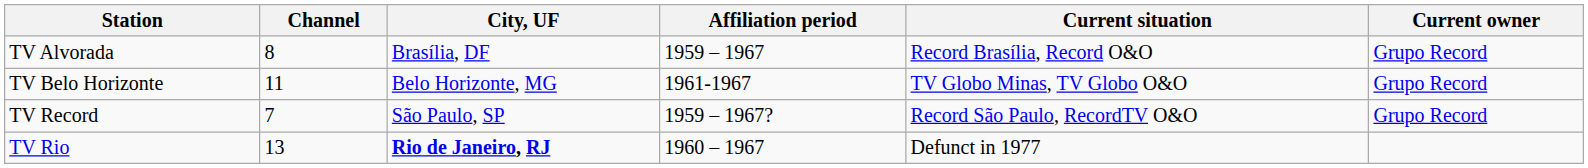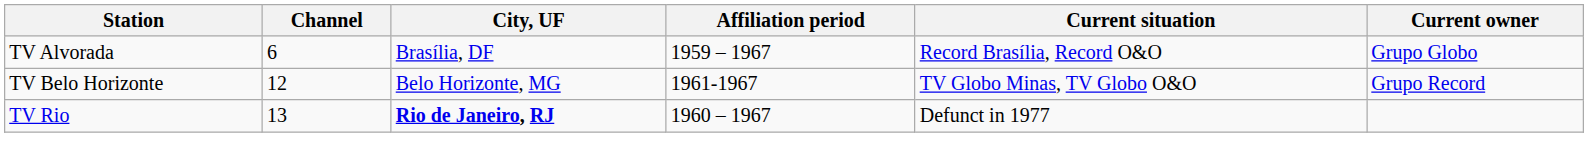(269, 52) 8 -> (272, 52) 6
(1430, 52) Grupo Record -> (1424, 52) Grupo Globo
(274, 83) 11 -> (277, 83) 12
- row: (54, 115)
